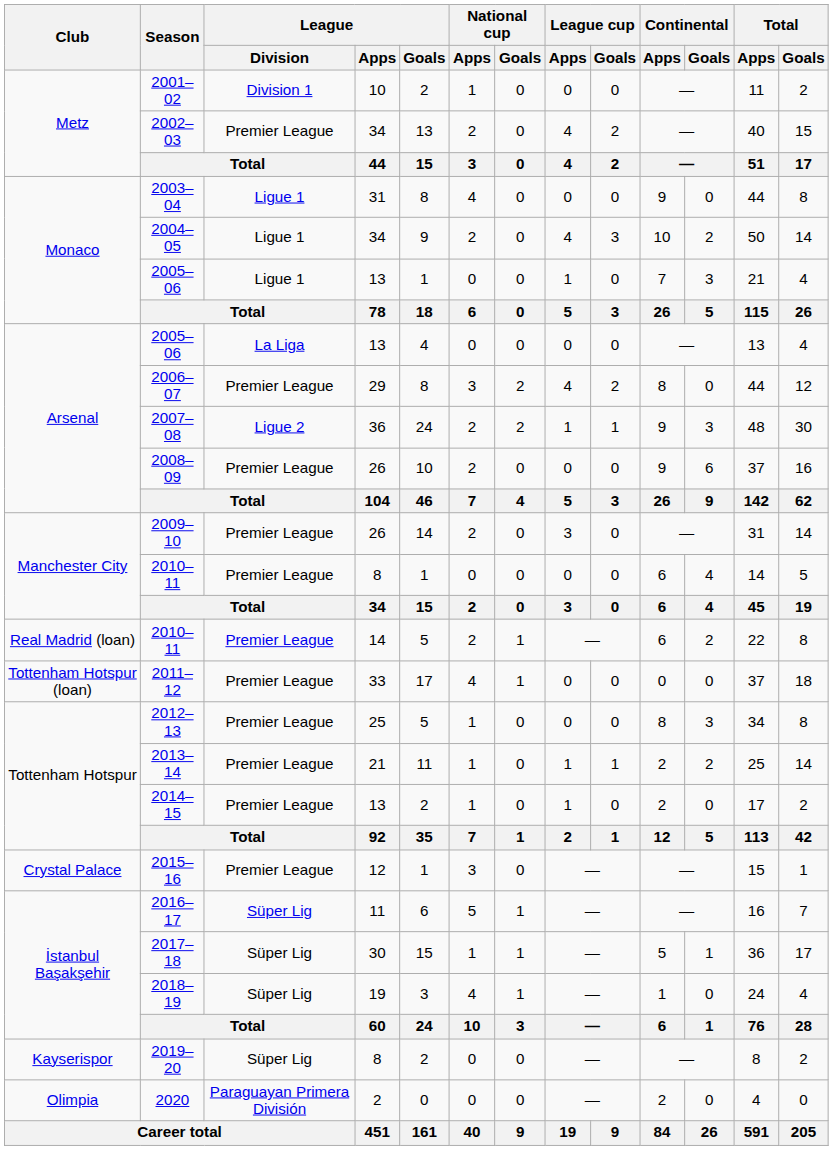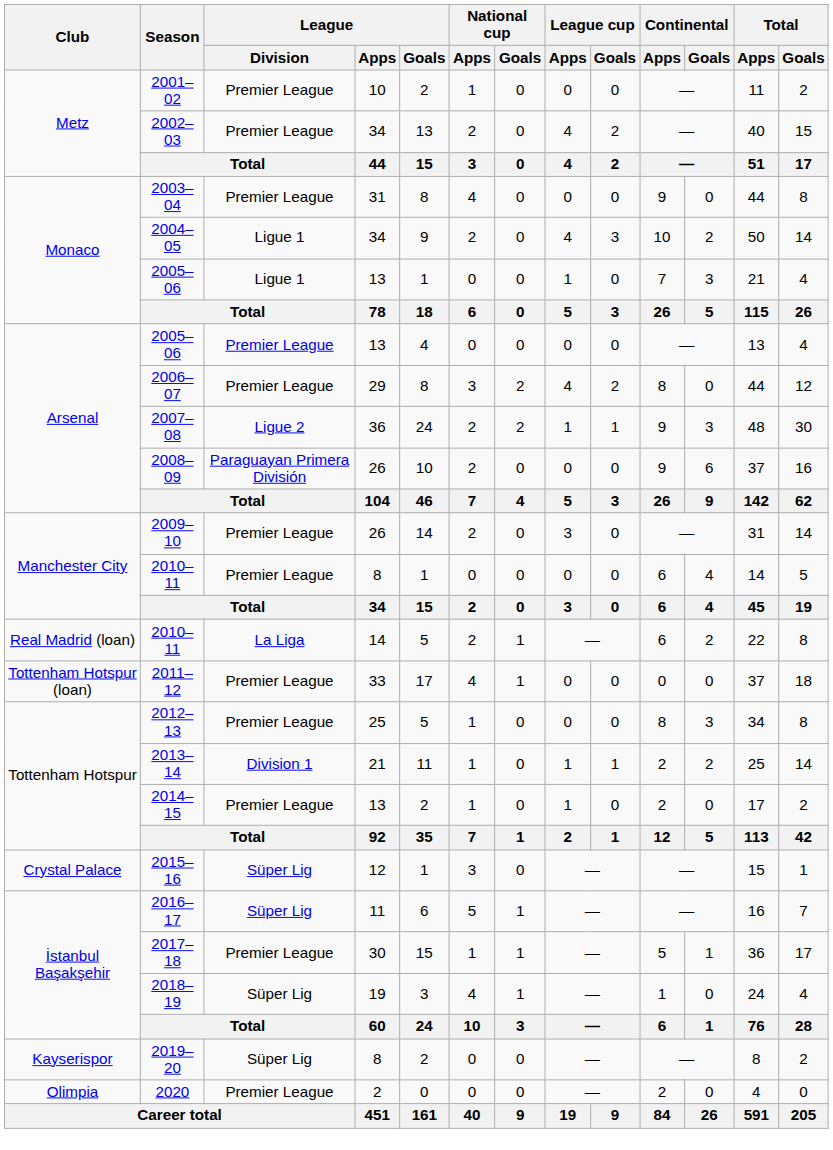(280, 90) Division 1 -> (279, 90) Premier League
(280, 196) Ligue 1 -> (279, 196) Premier League
(280, 344) La Liga -> (279, 344) Premier League
(279, 468) Premier League -> (279, 468) Paraguayan Primera División
(279, 640) Premier League -> (280, 640) La Liga
(279, 763) Premier League -> (280, 763) Division 1
(279, 870) Premier League -> (280, 870) Süper Lig
(280, 952) Süper Lig -> (279, 952) Premier League
(279, 1100) Paraguayan Primera División -> (279, 1091) Premier League
